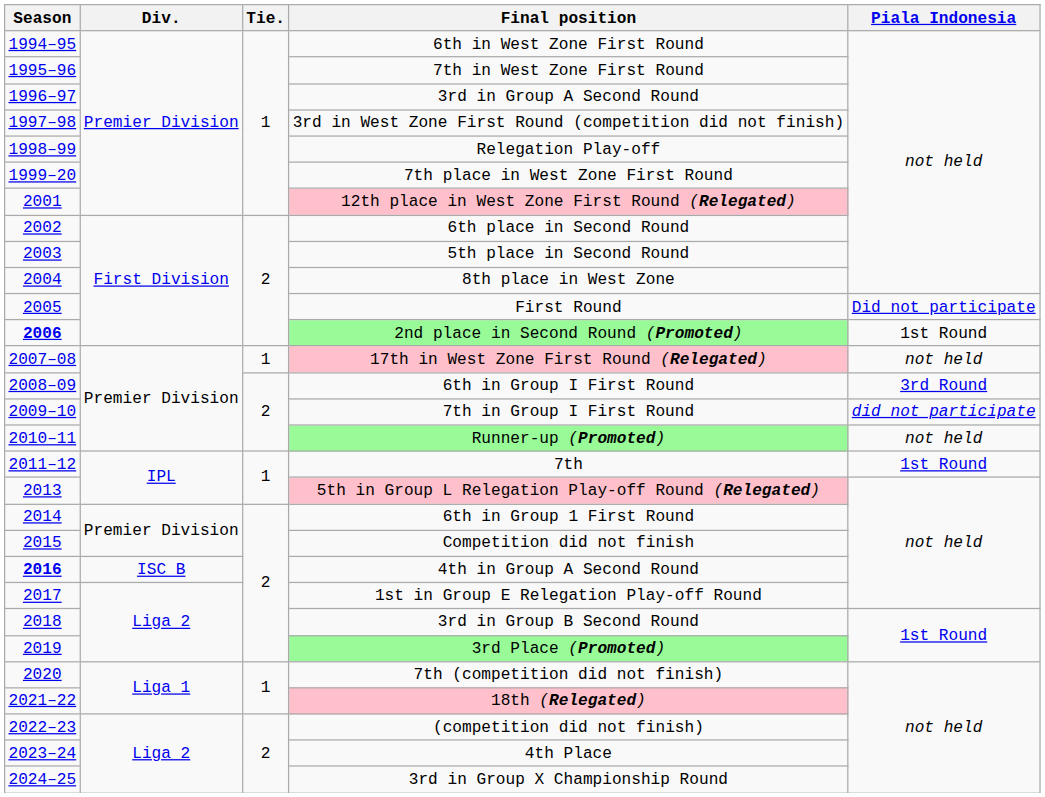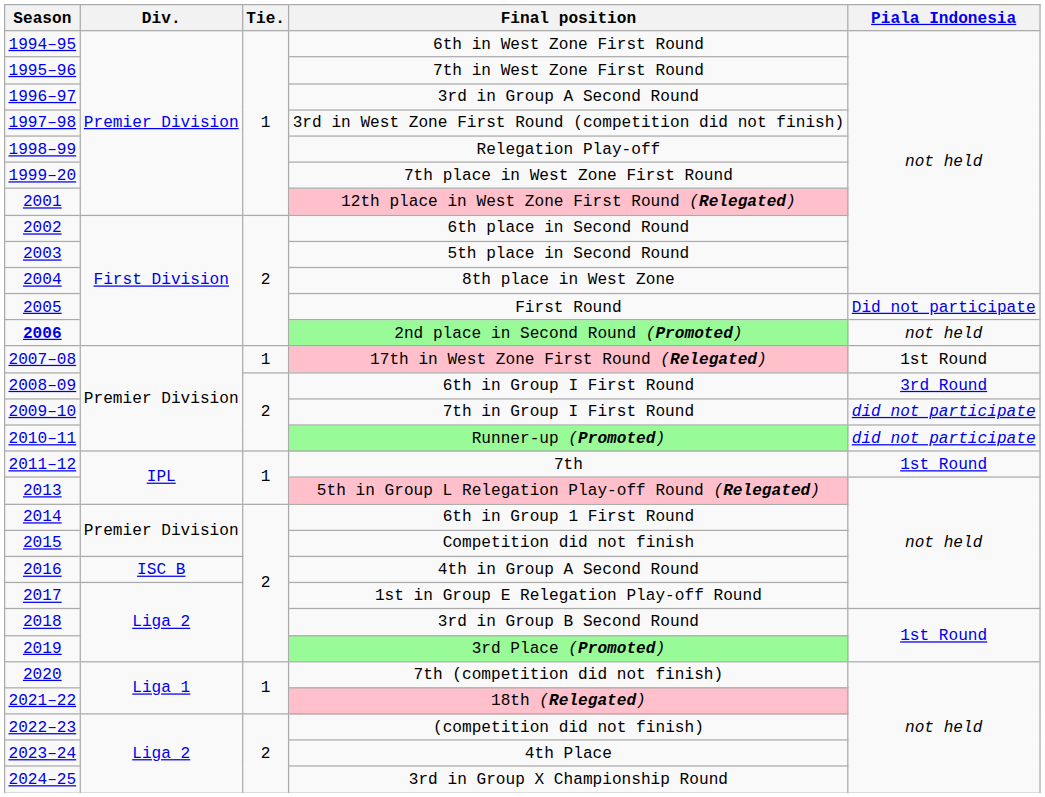(944, 333) 1st Round -> (944, 333) not held
(944, 359) not held -> (944, 359) 1st Round
(944, 438) not held -> (944, 438) did not participate
(42, 569) bold -> (42, 569) normal
